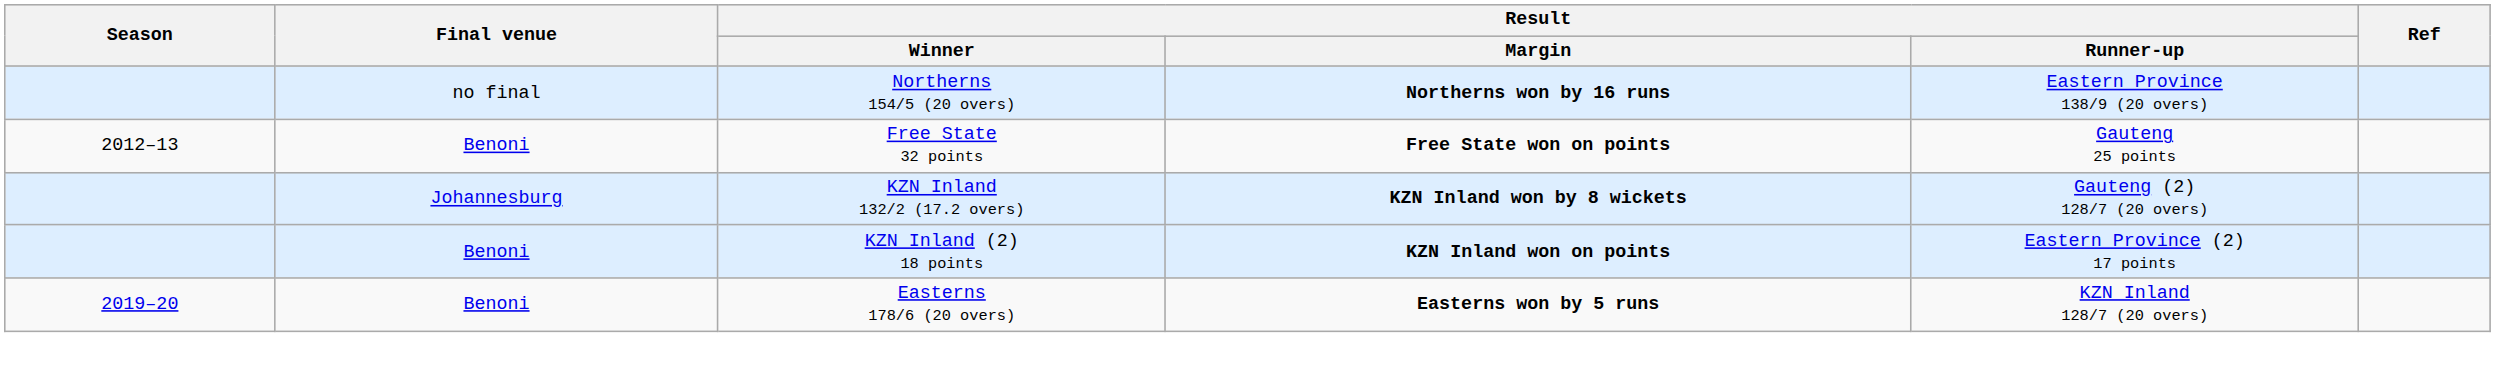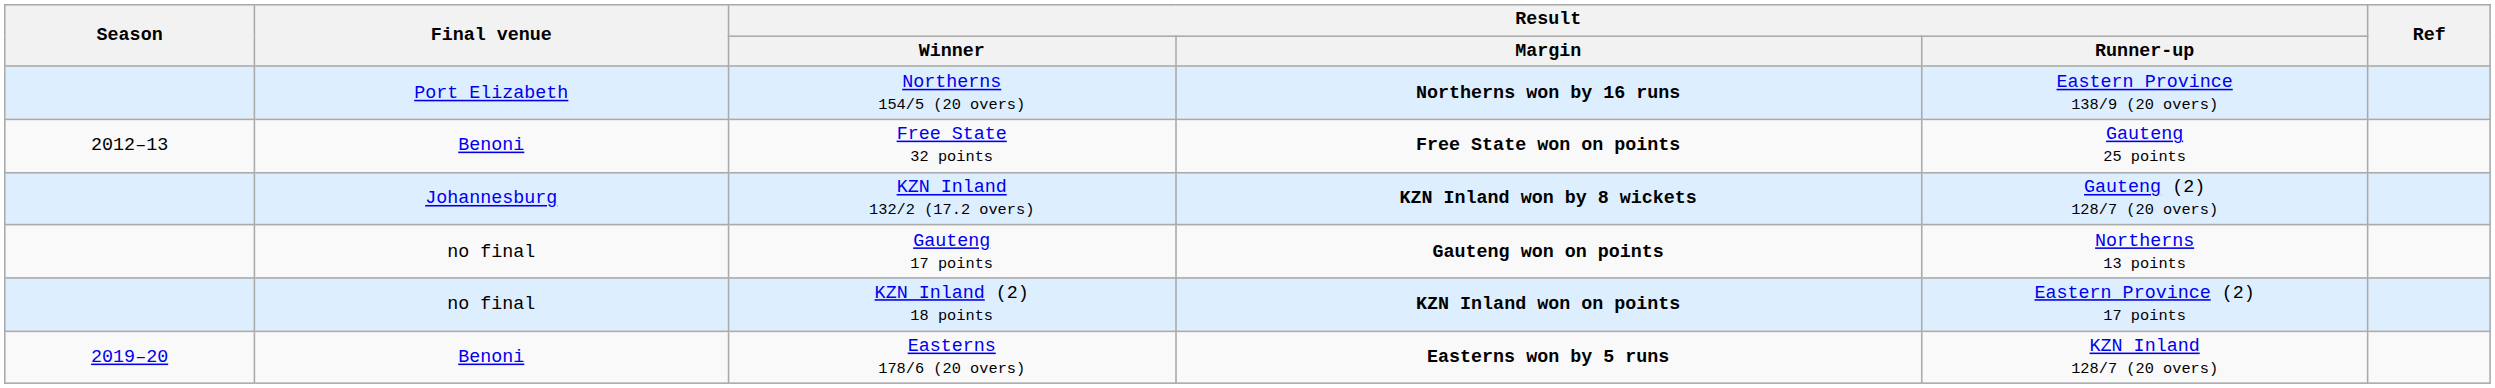(497, 93) no final -> (491, 93) Port Elizabeth
+ row: (952, 250)
(497, 251) Benoni -> (491, 304) no final
